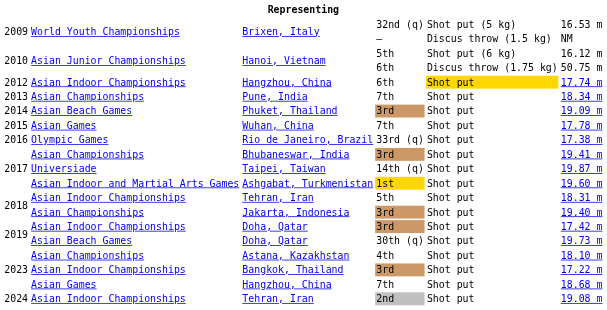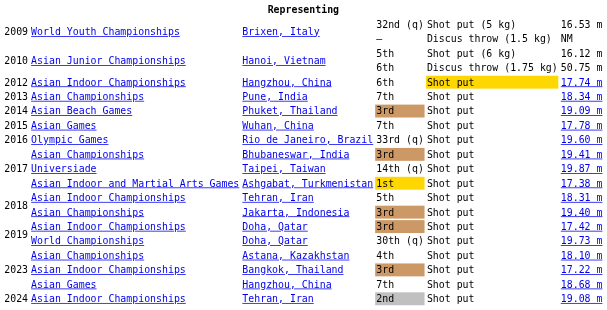(582, 140) 17.38 m -> (582, 140) 19.60 m
(582, 183) 19.60 m -> (582, 183) 17.38 m
(82, 241) Asian Beach Games -> (88, 241) World Championships
